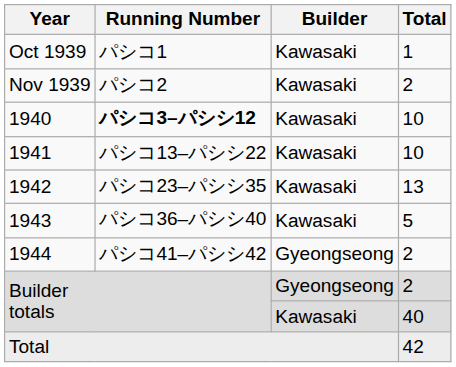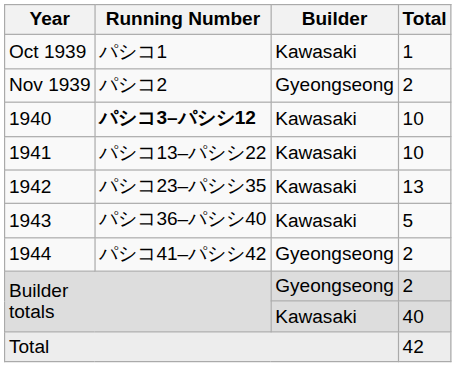(316, 85) Kawasaki -> (335, 85) Gyeongseong
